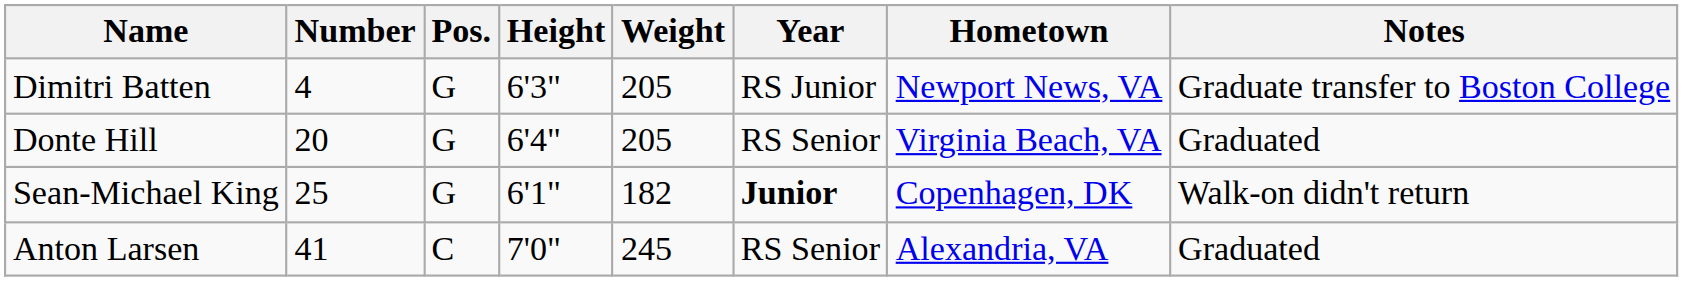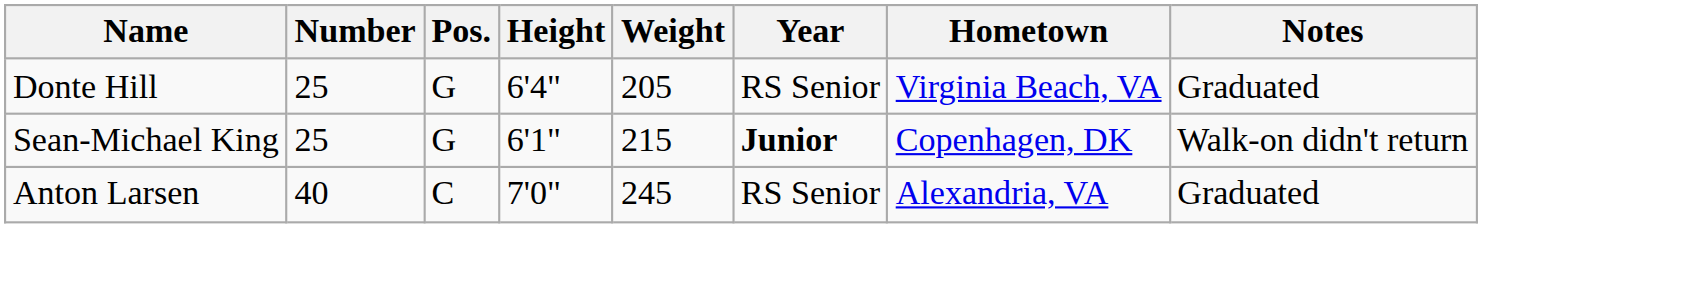- row: (112, 85)
(312, 139) 20 -> (312, 85) 25
(647, 193) 182 -> (647, 139) 215
(312, 247) 41 -> (312, 193) 40
